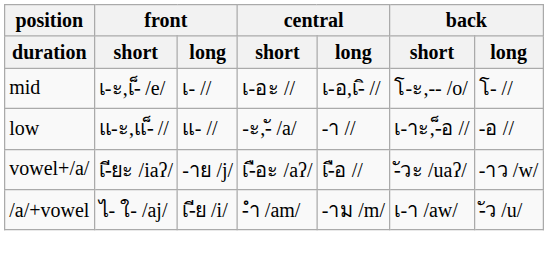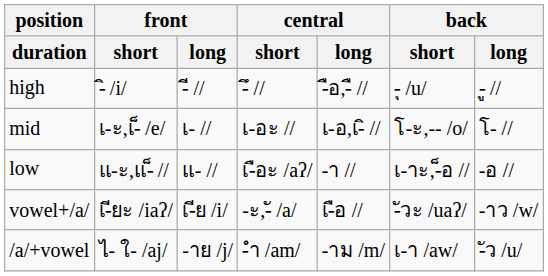+ row: (27, 88)
(269, 129) -ะ,-ั /a/ -> (277, 169) เ-ือะ /aʔ/
(208, 169) -าย /j/ -> (205, 210) เ-ีย /i/
(277, 169) เ-ือะ /aʔ/ -> (269, 210) -ะ,-ั /a/
(205, 210) เ-ีย /i/ -> (208, 250) -าย /j/
